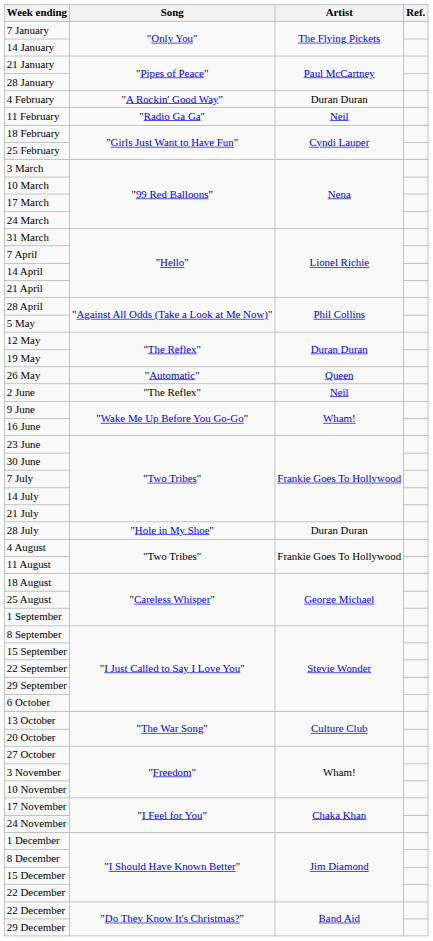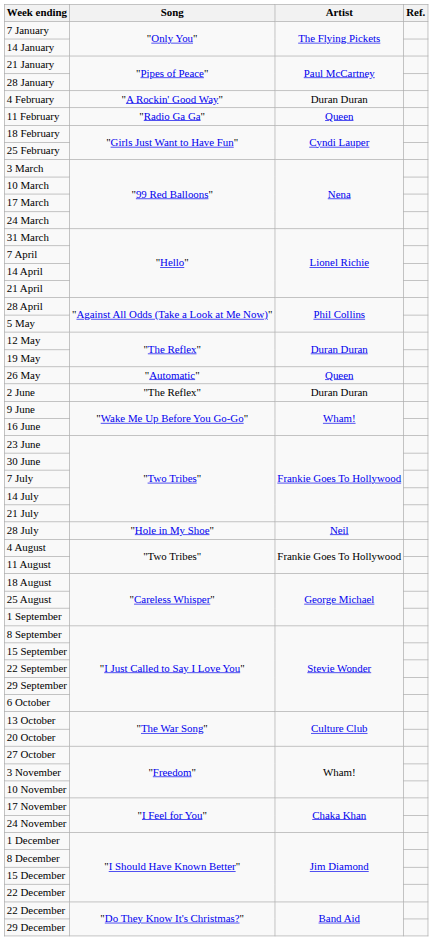(339, 116) Neil -> (339, 116) Queen
(339, 392) Neil -> (339, 392) Duran Duran
(339, 530) Duran Duran -> (339, 530) Neil
